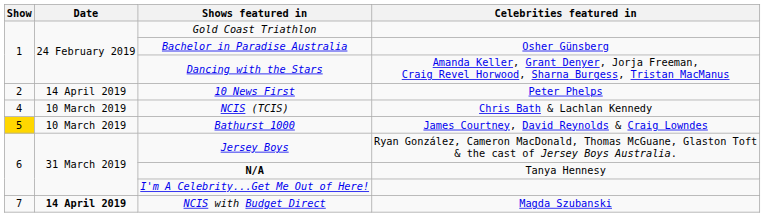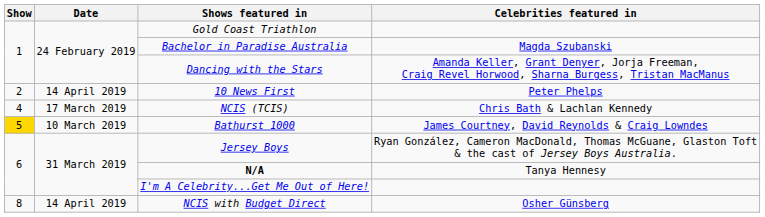(566, 46) Osher Günsberg -> (566, 46) Magda Szubanski
(86, 108) 10 March 2019 -> (86, 108) 17 March 2019
(19, 204) 7 -> (19, 204) 8
(86, 204) bold -> (86, 204) normal
(566, 204) Magda Szubanski -> (566, 204) Osher Günsberg
